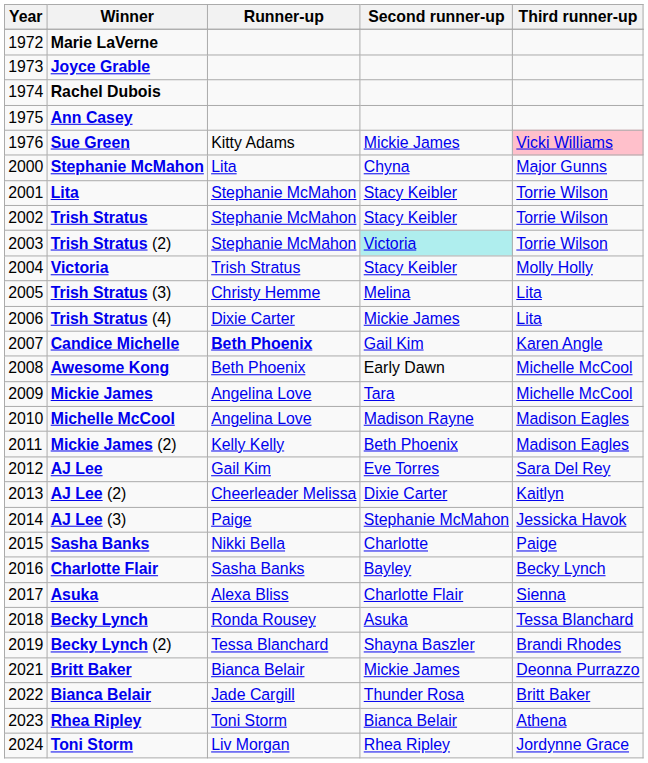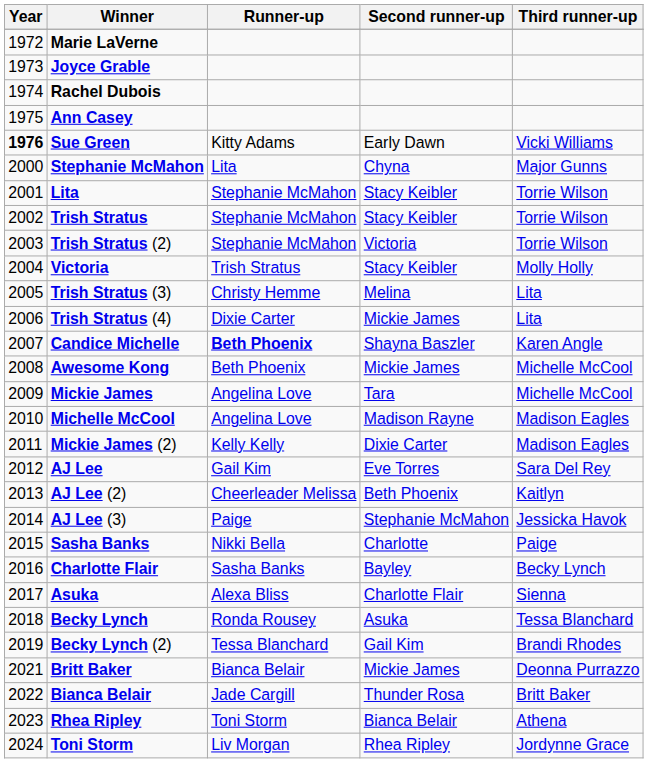(26, 142) normal -> (26, 142) bold
(412, 142) Mickie James -> (404, 142) Early Dawn
(565, 142) pink background -> (565, 142) no background
(390, 243) paleturquoise background -> (390, 243) no background
(394, 343) Gail Kim -> (419, 343) Shayna Baszler
(404, 368) Early Dawn -> (412, 368) Mickie James
(411, 444) Beth Phoenix -> (406, 444) Dixie Carter
(406, 494) Dixie Carter -> (411, 494) Beth Phoenix
(419, 645) Shayna Baszler -> (394, 645) Gail Kim
